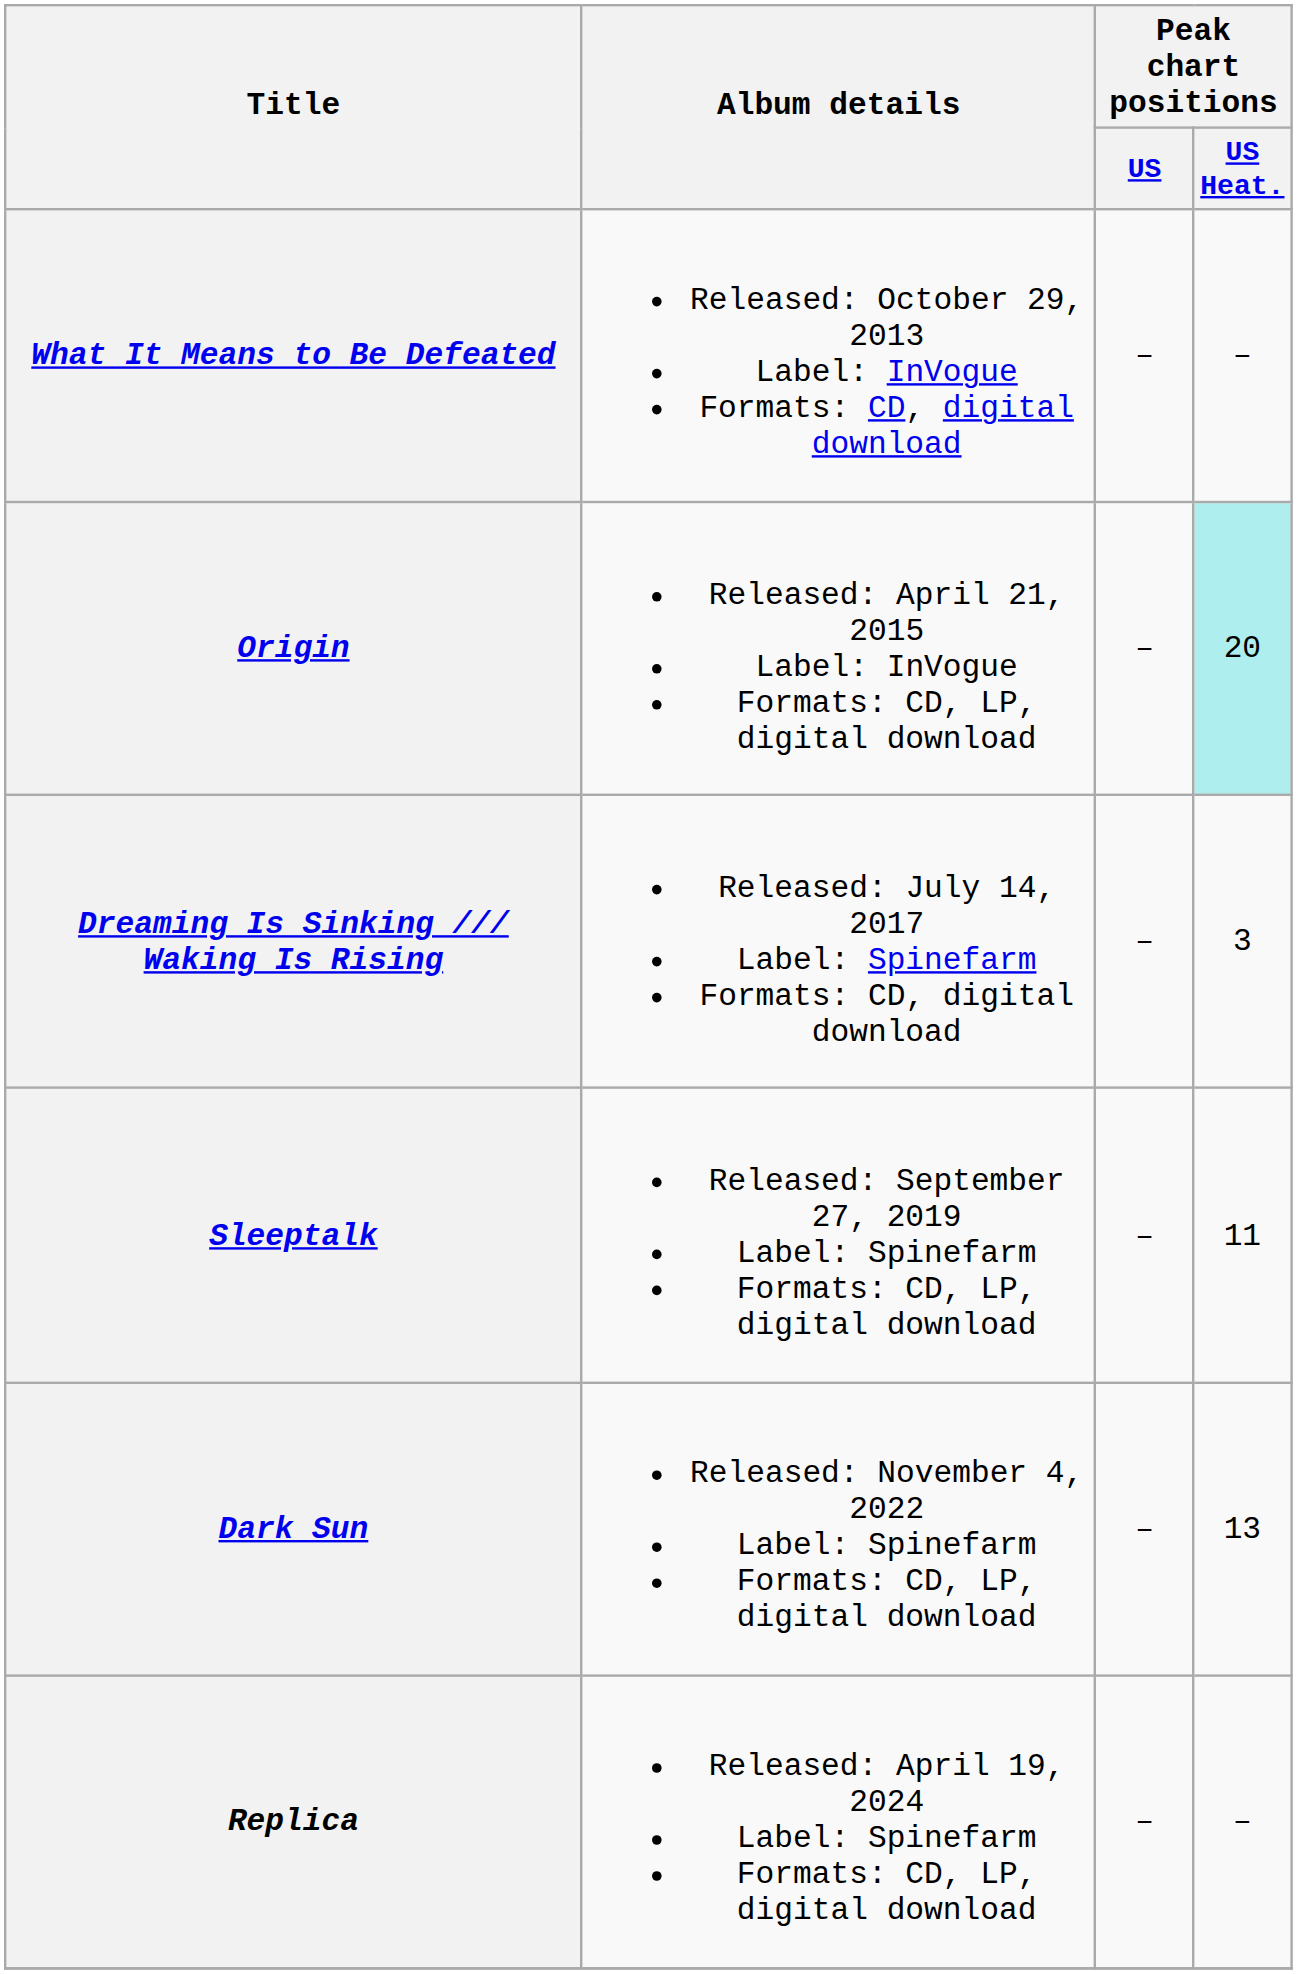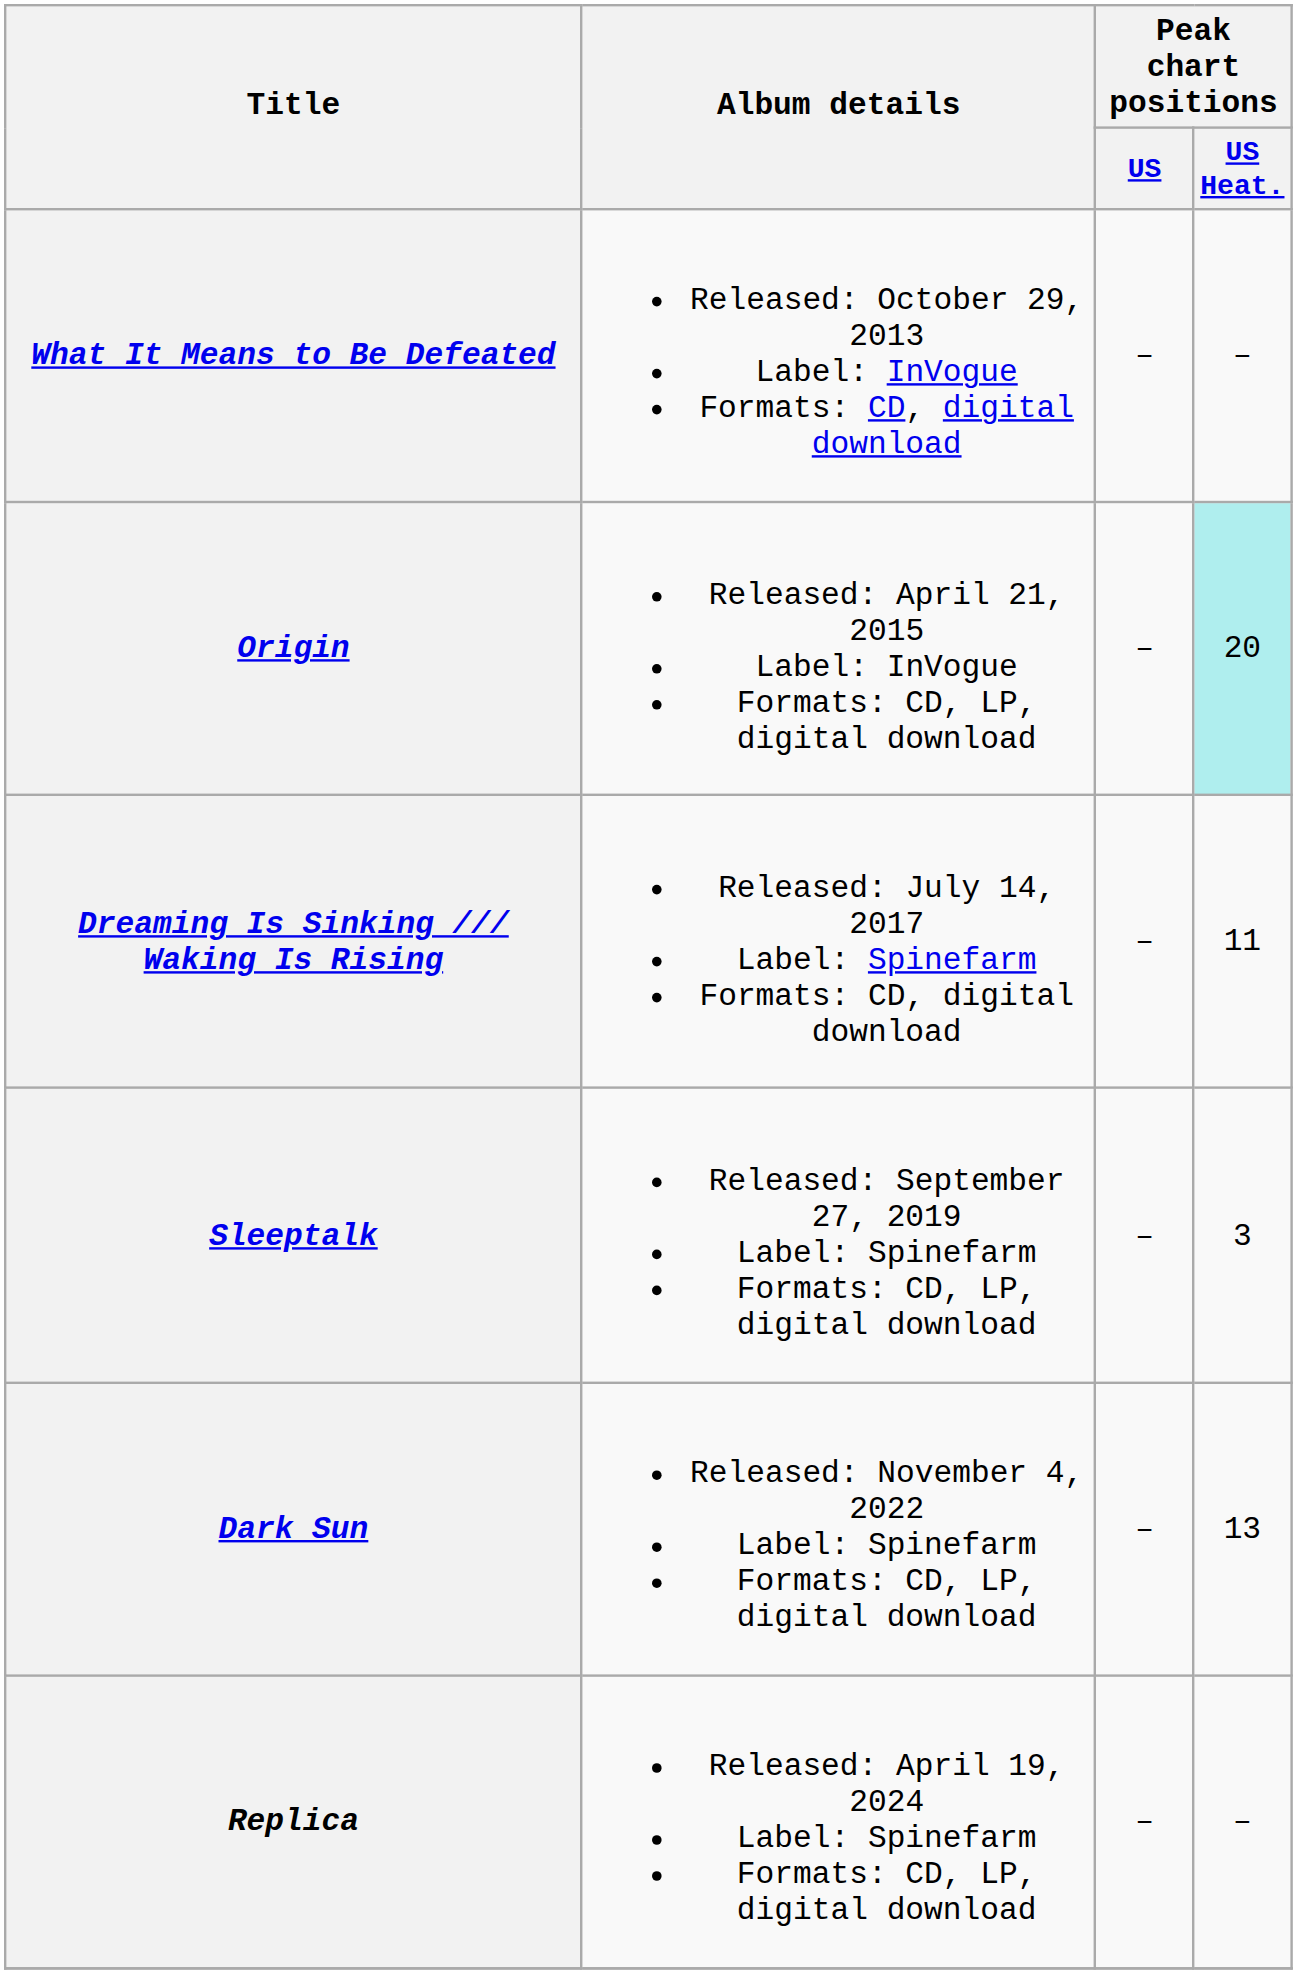(1242, 942) 3 -> (1242, 942) 11
(1242, 1235) 11 -> (1242, 1235) 3
